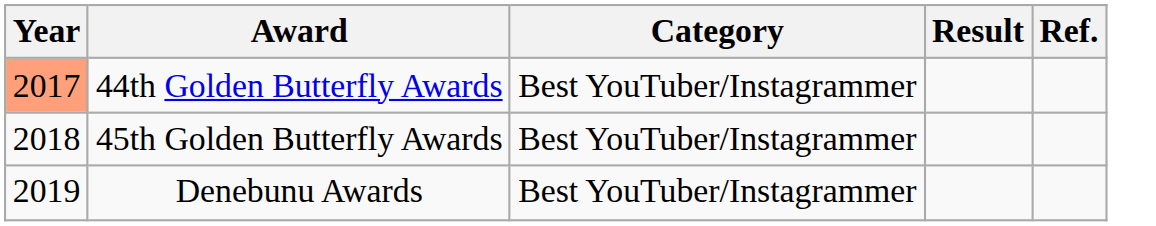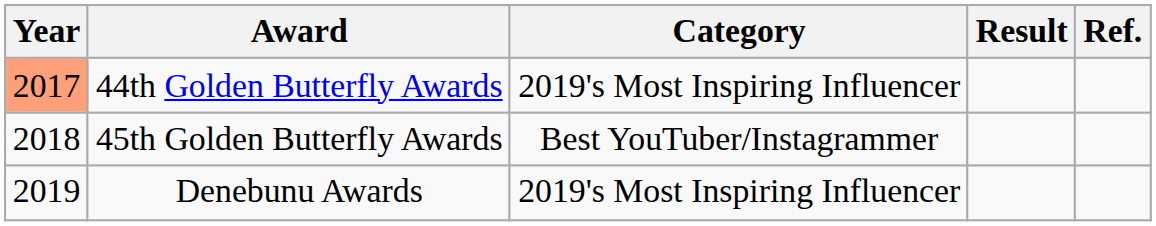(717, 84) Best YouTuber/Instagrammer -> (739, 84) 2019's Most Inspiring Influencer
(717, 191) Best YouTuber/Instagrammer -> (739, 191) 2019's Most Inspiring Influencer
